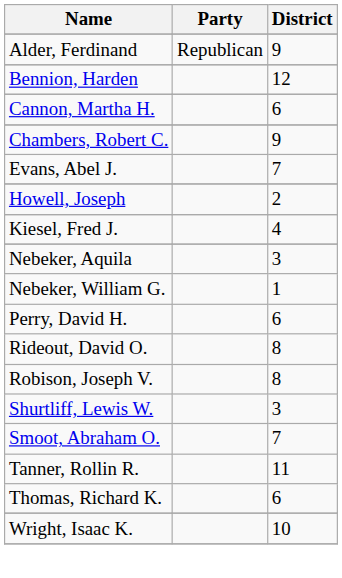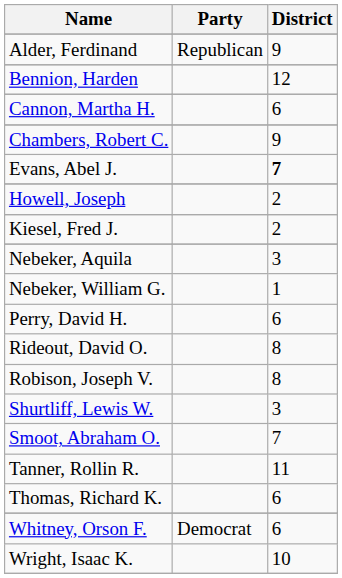(276, 169) normal -> (276, 169) bold
(276, 229) 4 -> (276, 229) 2
+ row: (78, 528)
